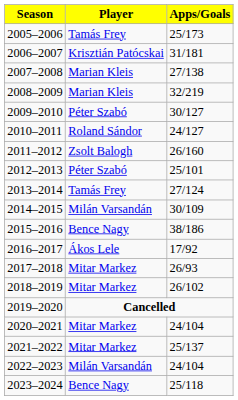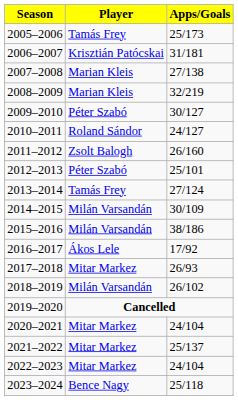(99, 229) Bence Nagy -> (110, 229) Milán Varsandán
(102, 287) Mitar Markez -> (110, 287) Milán Varsandán
(110, 365) Milán Varsandán -> (102, 365) Mitar Markez
